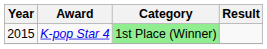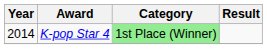(21, 33) 2015 -> (21, 33) 2014
